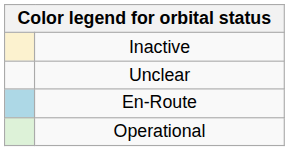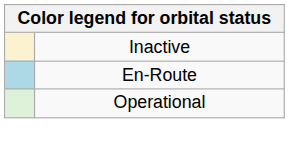- row: (159, 74)
